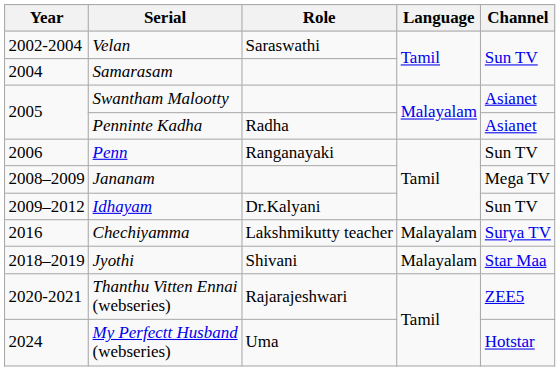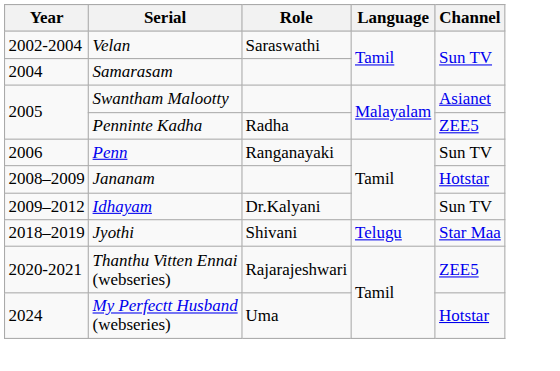(511, 125) Asianet -> (459, 125) ZEE5
(517, 179) Mega TV -> (464, 179) Hotstar
- row: (141, 233)
(439, 260) Malayalam -> (378, 233) Telugu
